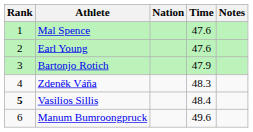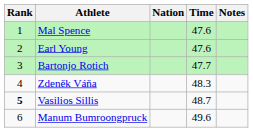(201, 65) 47.9 -> (201, 65) 47.7
(201, 100) 48.4 -> (201, 100) 48.7
